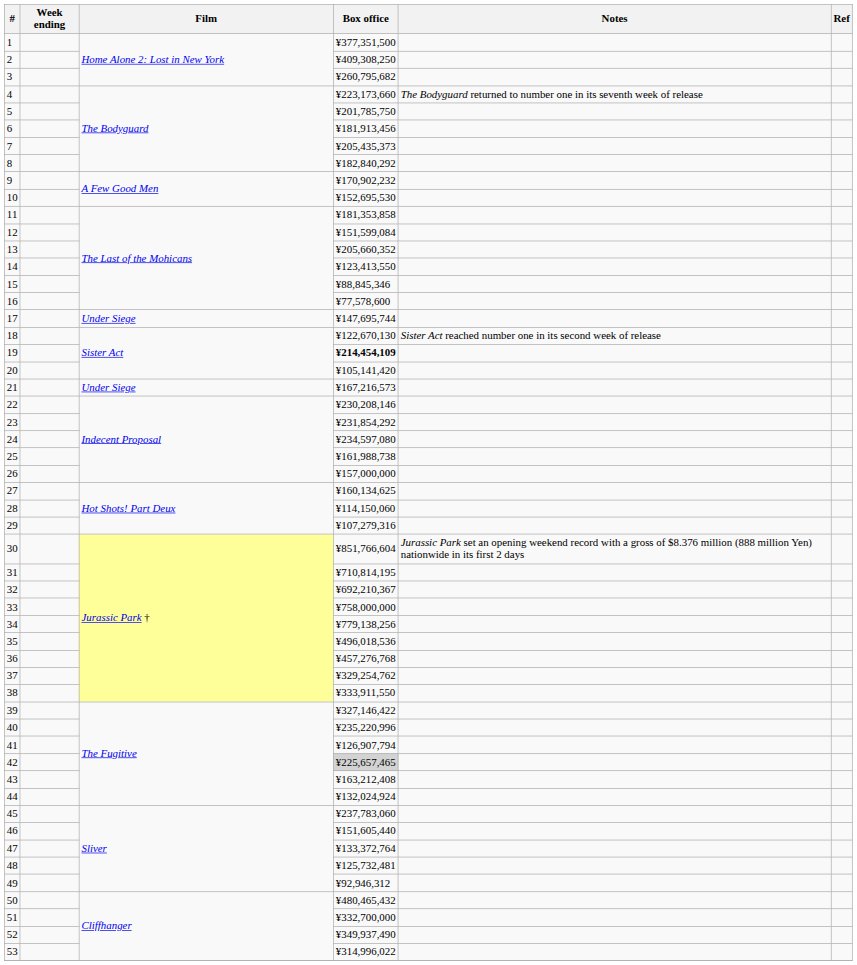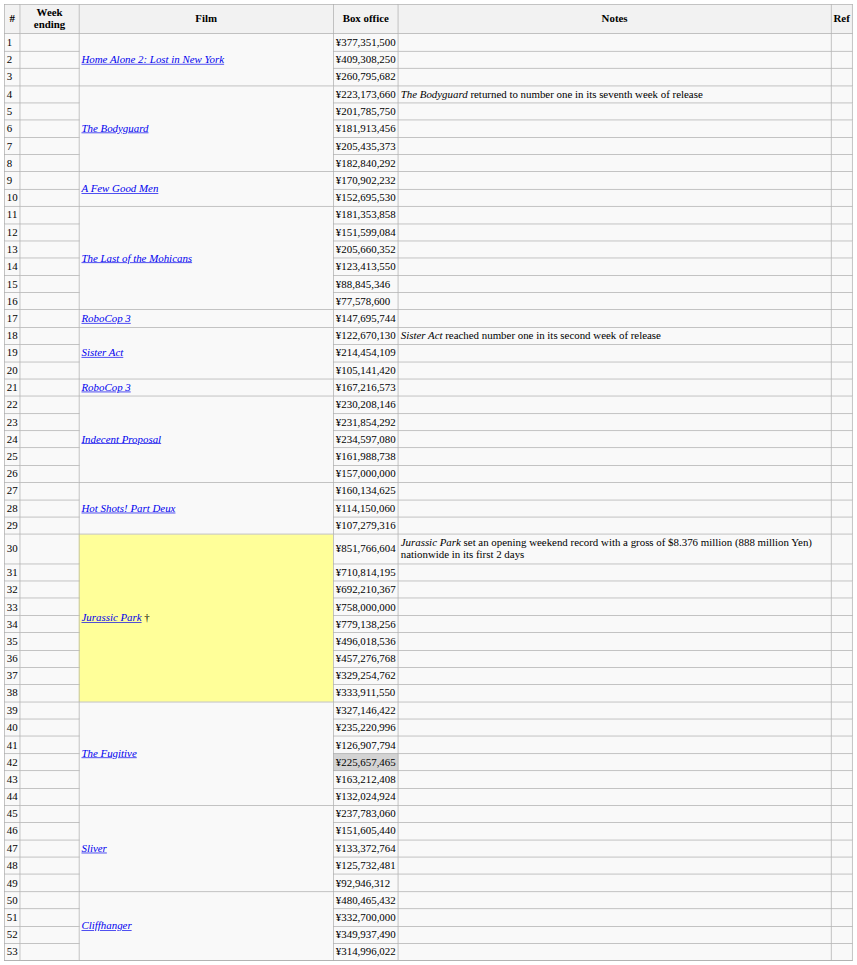(109, 318) Under Siege -> (106, 318) RoboCop 3
(366, 353) bold -> (366, 353) normal
(109, 387) Under Siege -> (106, 387) RoboCop 3
